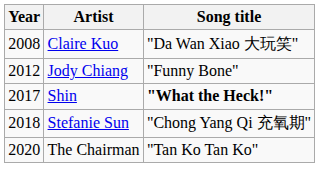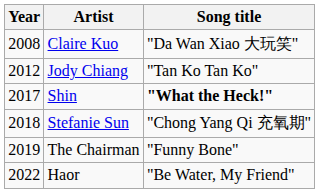(193, 70) "Funny Bone" -> (203, 70) "Tan Ko Tan Ko"
(24, 150) 2020 -> (24, 150) 2019
(203, 150) "Tan Ko Tan Ko" -> (193, 150) "Funny Bone"
+ row: (64, 175)
